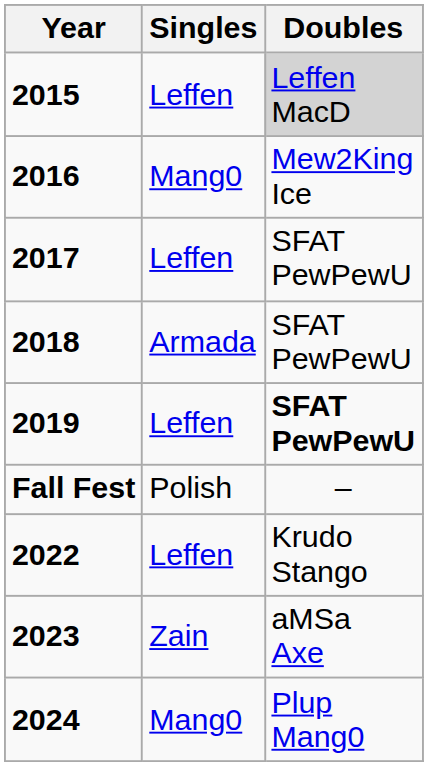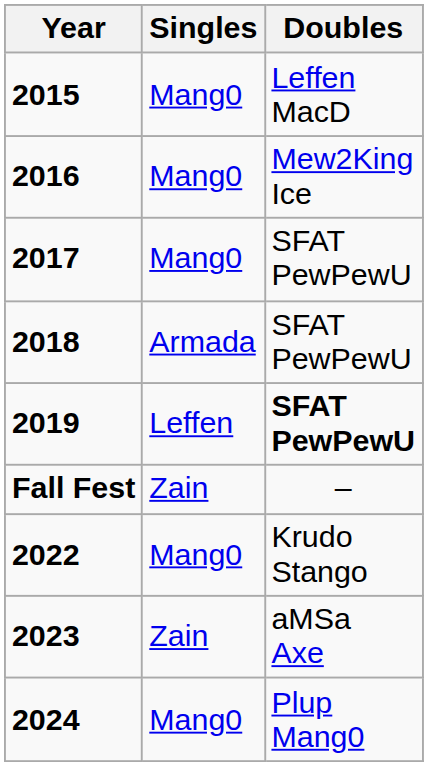(191, 93) Leffen -> (196, 93) Mang0
(313, 93) lightgrey background -> (313, 93) no background
(191, 258) Leffen -> (196, 258) Mang0
(191, 488) Polish -> (179, 488) Zain
(191, 554) Leffen -> (196, 554) Mang0
